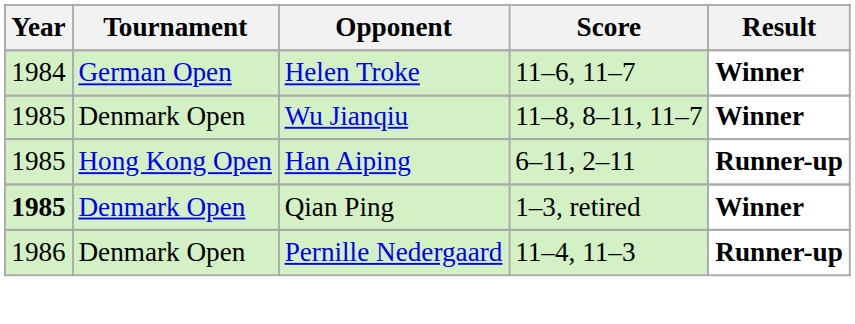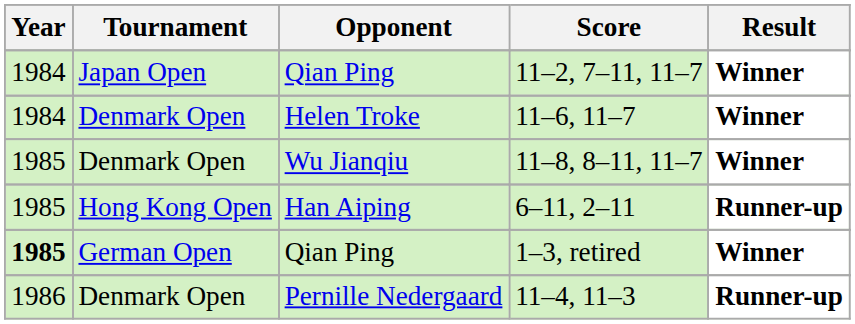+ row: (609, 72)
(155, 72) German Open -> (162, 117) Denmark Open
(162, 206) Denmark Open -> (155, 251) German Open
